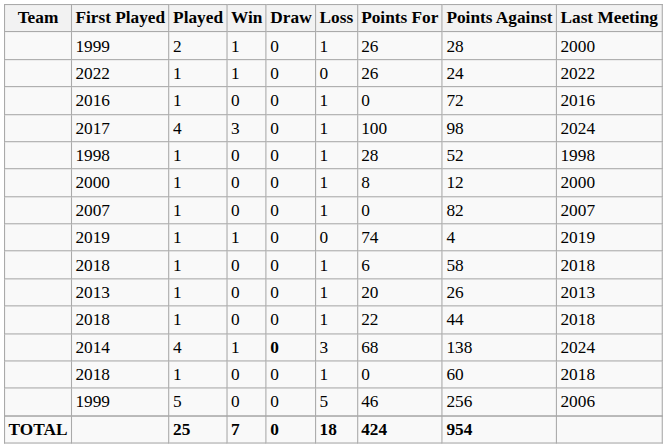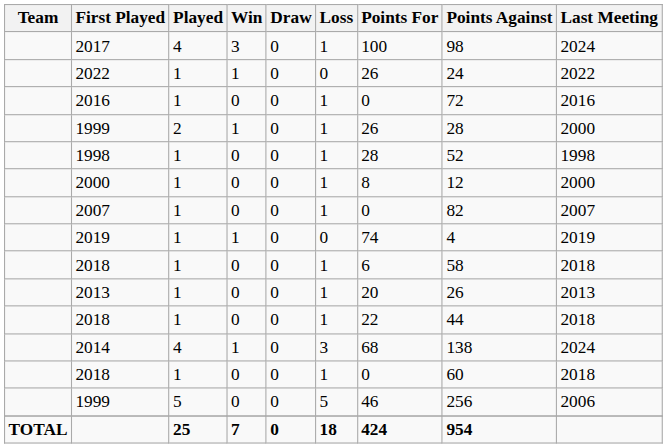rows swapped: (93, 45) <-> (93, 127)
(275, 347) bold -> (275, 347) normal
